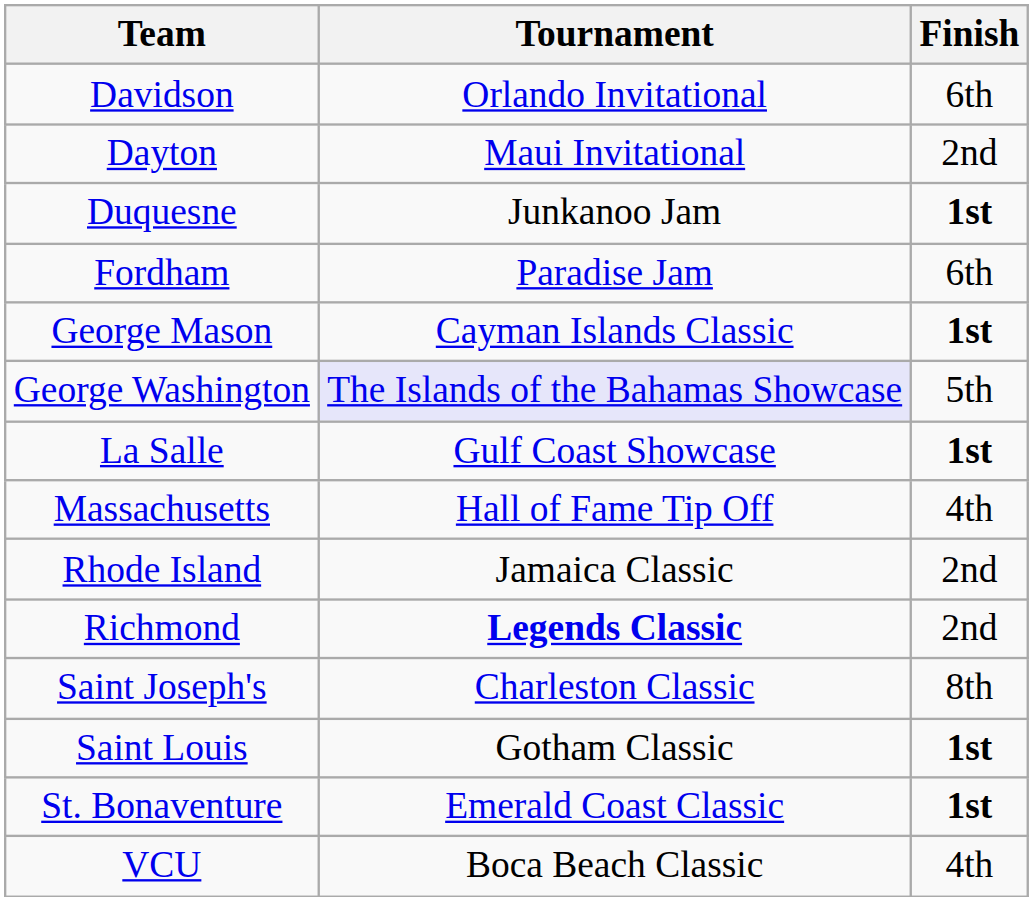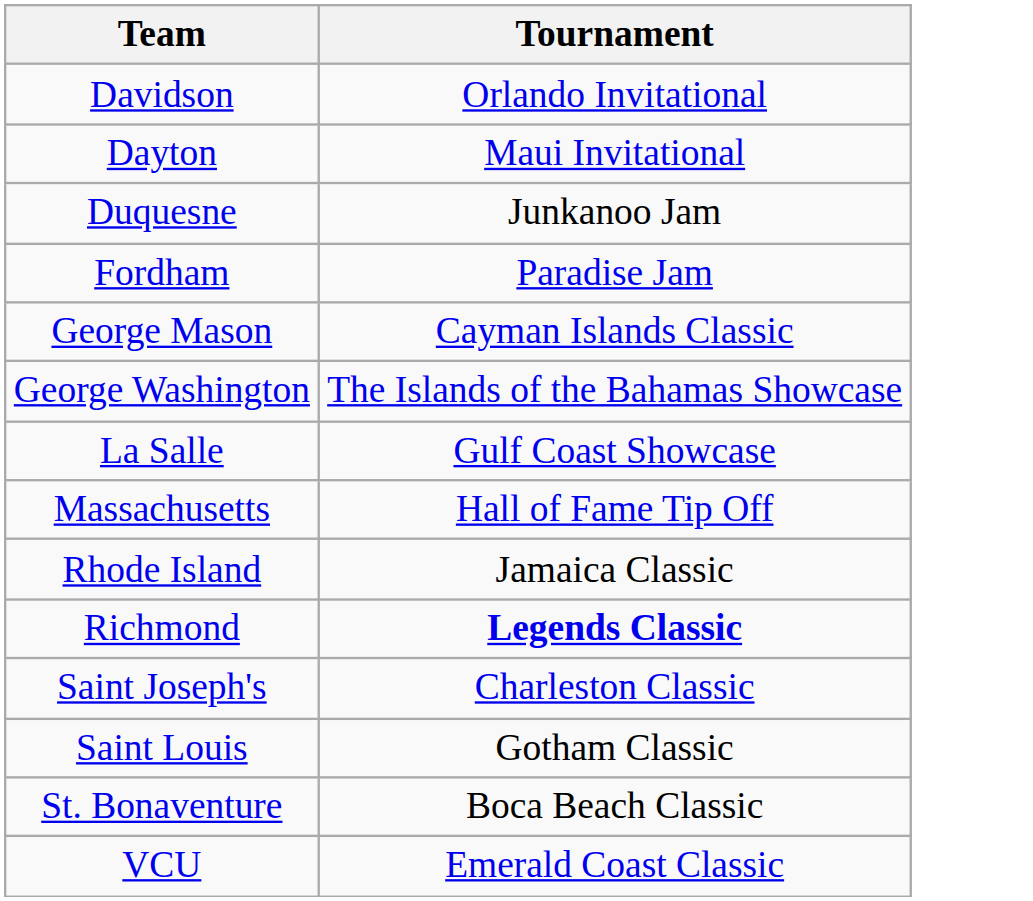- column: (969, 34)
(615, 390) lavender background -> (615, 390) no background
(615, 806) Emerald Coast Classic -> (615, 806) Boca Beach Classic
(615, 865) Boca Beach Classic -> (615, 865) Emerald Coast Classic
